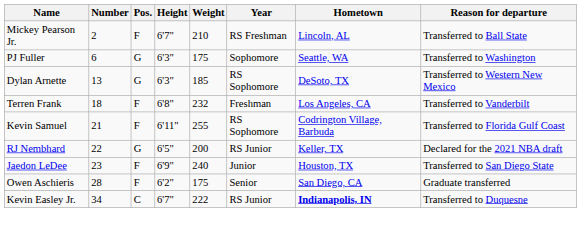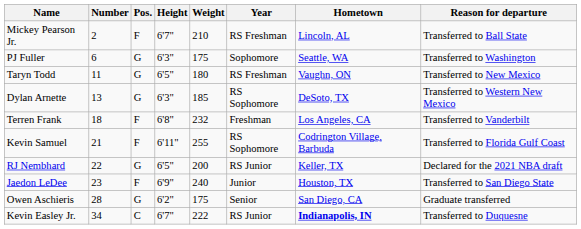+ row: (31, 74)
(137, 182) F -> (137, 199) G
